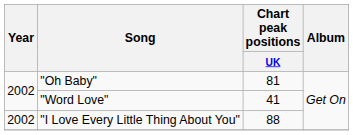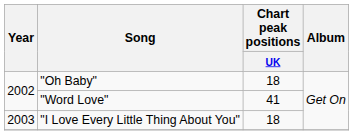(273, 81) 81 -> (273, 81) 18
(21, 120) 2002 -> (21, 120) 2003
(273, 120) 88 -> (273, 120) 18
